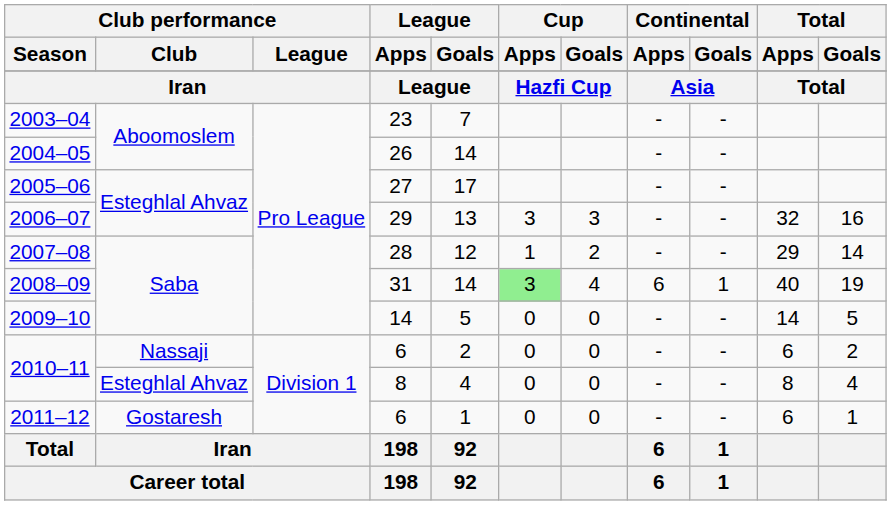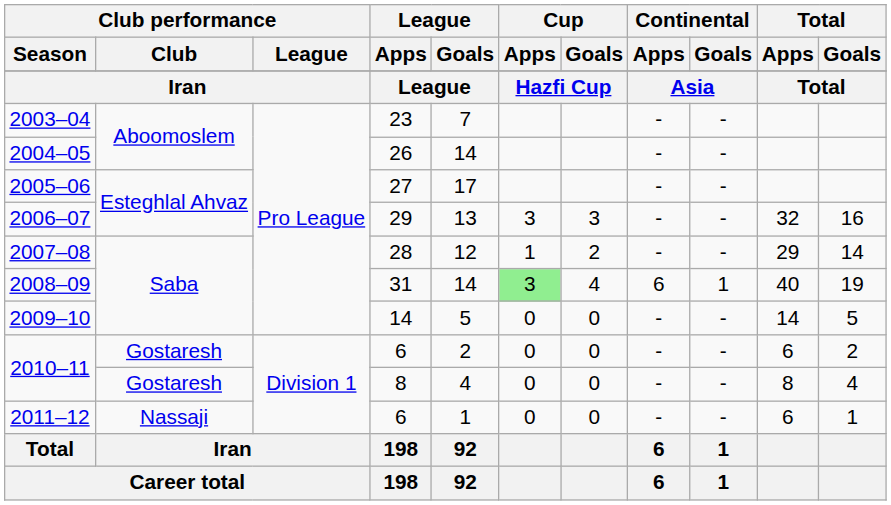(174, 350) Nassaji -> (174, 350) Gostaresh
(174, 383) Esteghlal Ahvaz -> (174, 383) Gostaresh
(174, 416) Gostaresh -> (174, 416) Nassaji
